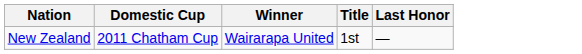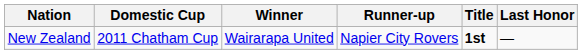+ column: (399, 15)
(350, 37) normal -> (475, 37) bold
